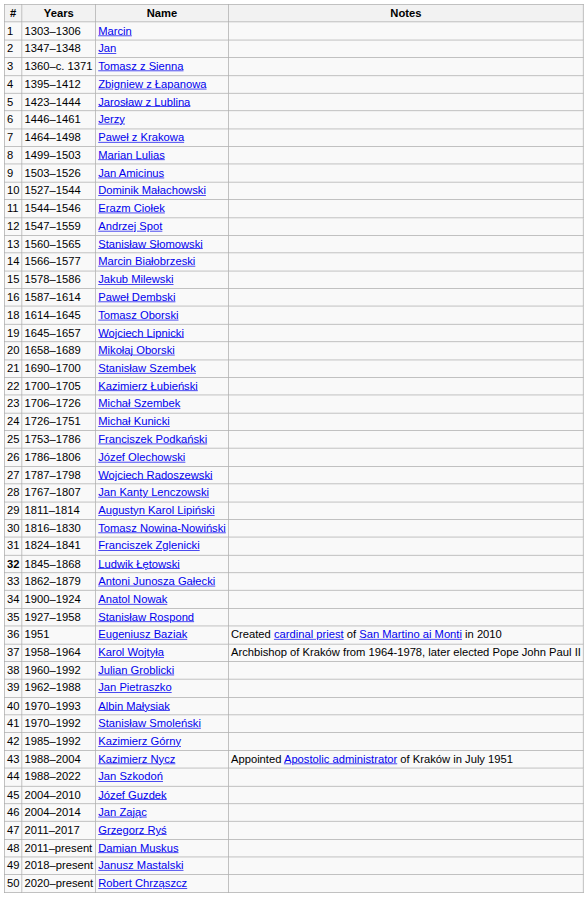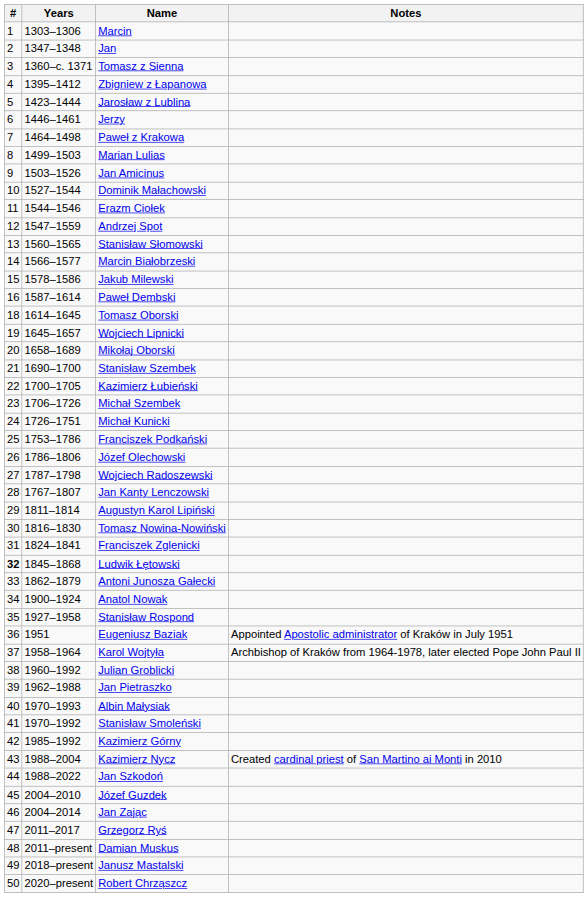(366, 635) Created cardinal priest of San Martino ai Monti in 2010 -> (372, 635) Appointed Apostolic administrator of Kraków in July 1951
(372, 759) Appointed Apostolic administrator of Kraków in July 1951 -> (366, 759) Created cardinal priest of San Martino ai Monti in 2010
